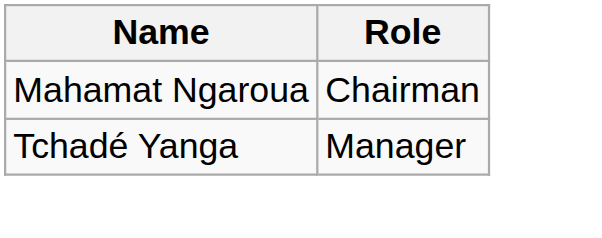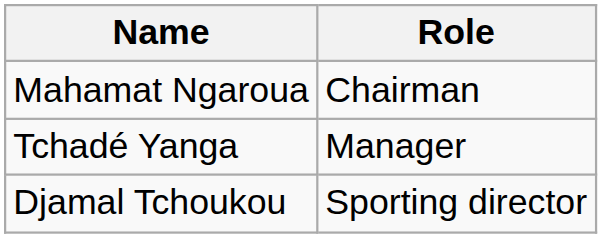+ row: (150, 202)
